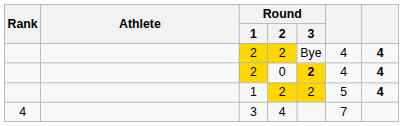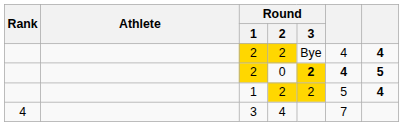(344, 72) normal -> (344, 72) bold
(380, 72) 4 -> (380, 72) 5
